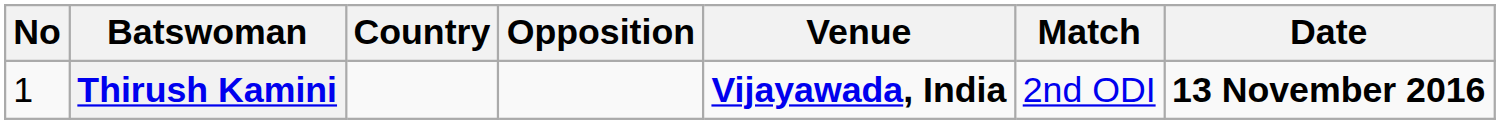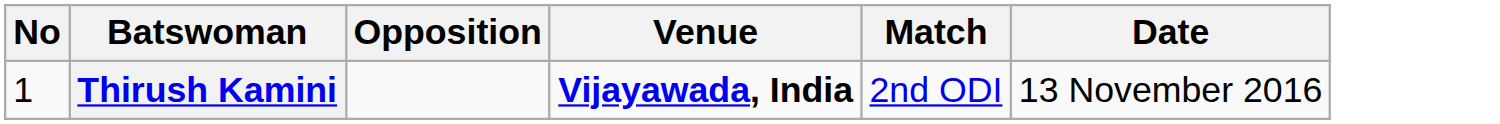- column: (422, 32)
(1329, 89) bold -> (1171, 89) normal
